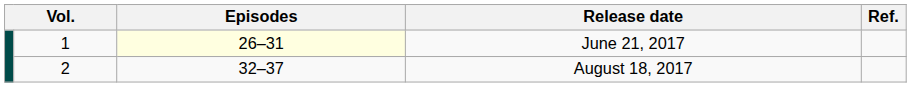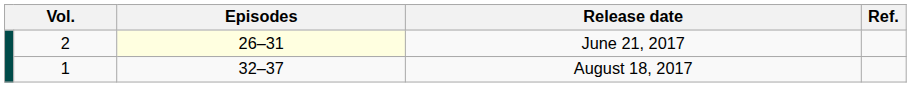(65, 43) 1 -> (65, 43) 2
(65, 69) 2 -> (65, 69) 1
